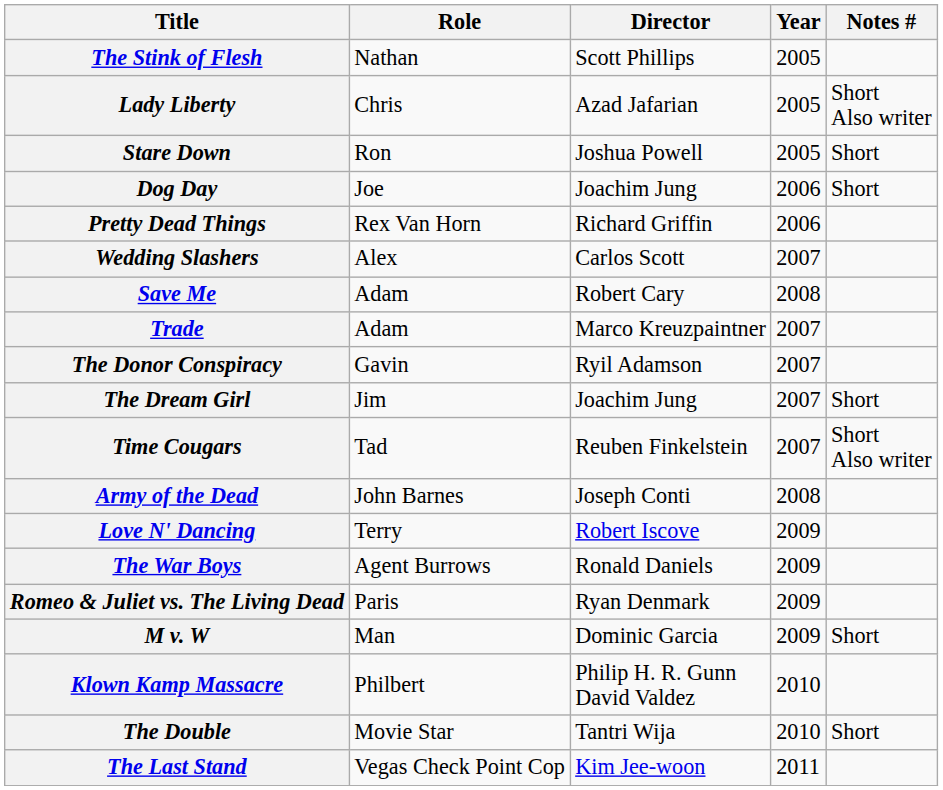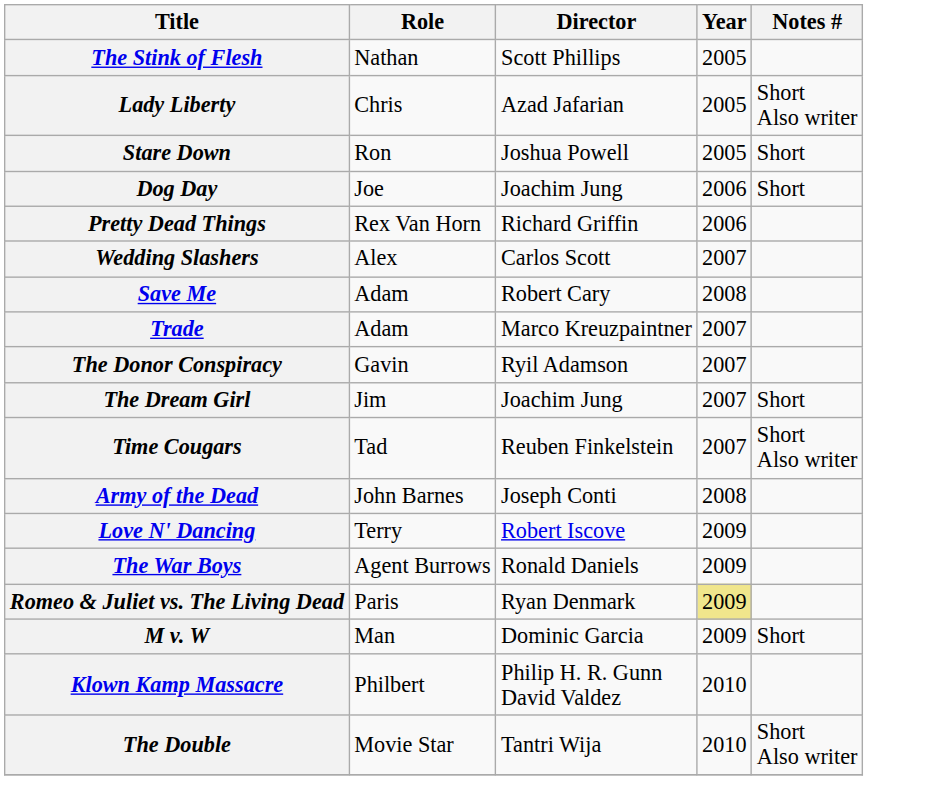(798, 601) no background -> (724, 601) khaki background
(855, 732) Short -> (807, 744) Short Also writer
- row: (177, 767)
